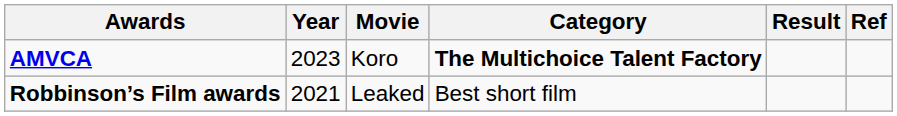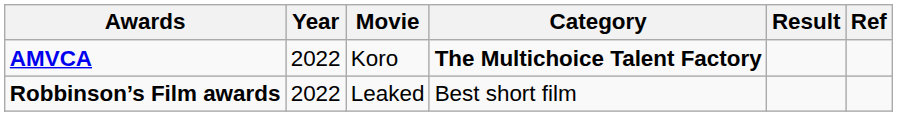(316, 57) 2023 -> (316, 57) 2022
(316, 93) 2021 -> (316, 93) 2022
